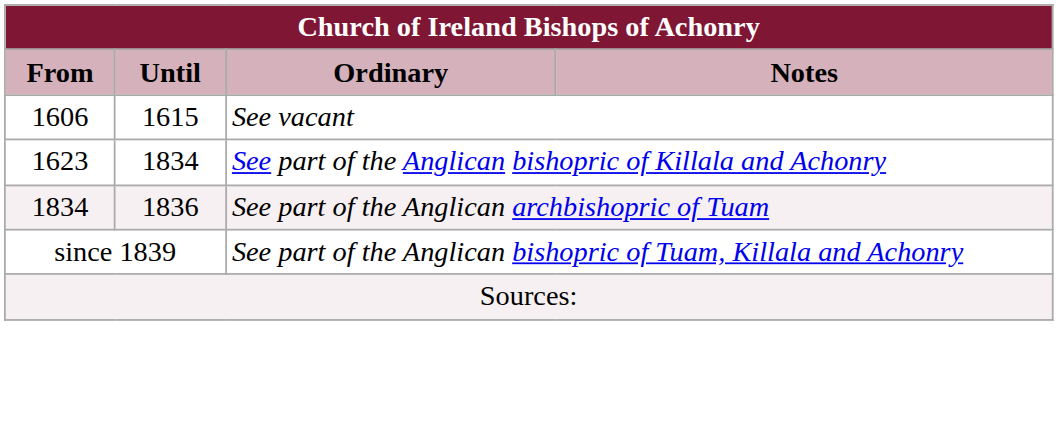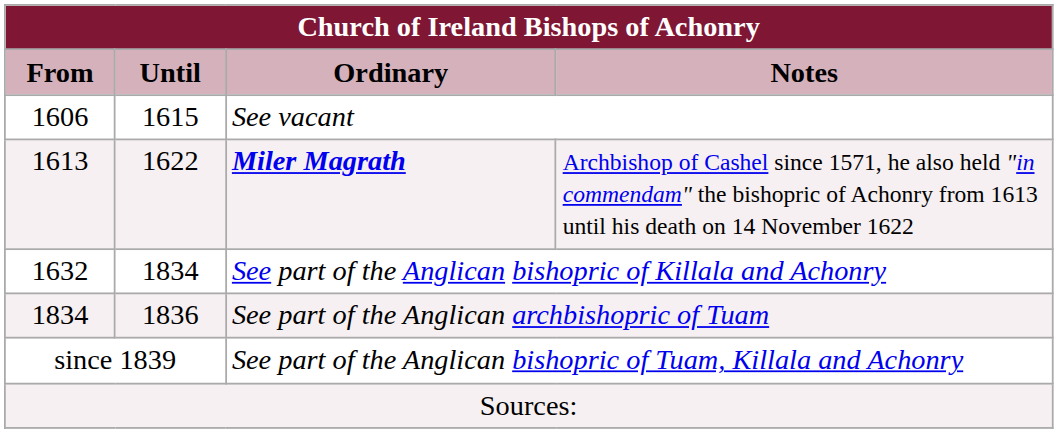+ row: (319, 161)
(60, 161) 1623 -> (60, 270) 1632
